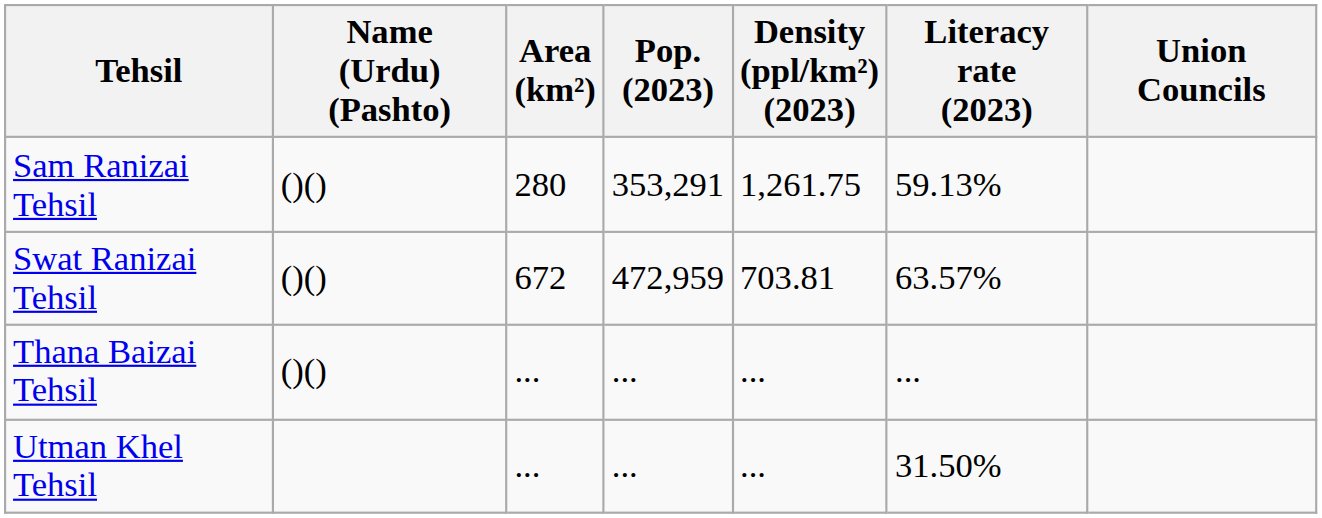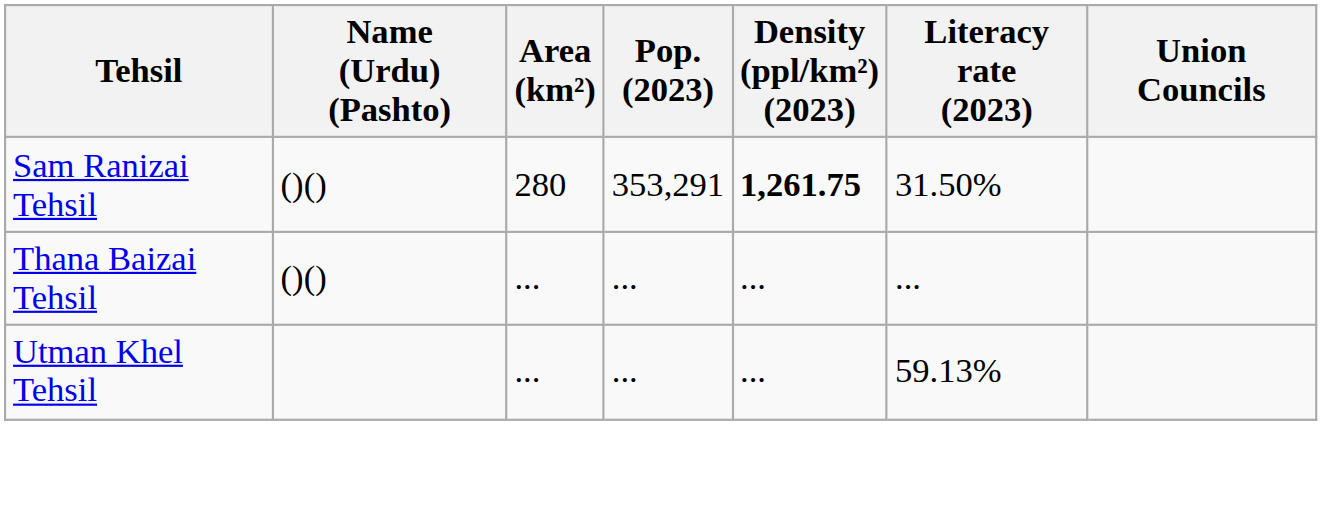(801, 183) normal -> (801, 183) bold
(948, 183) 59.13% -> (948, 183) 31.50%
- row: (105, 277)
(948, 464) 31.50% -> (948, 371) 59.13%
